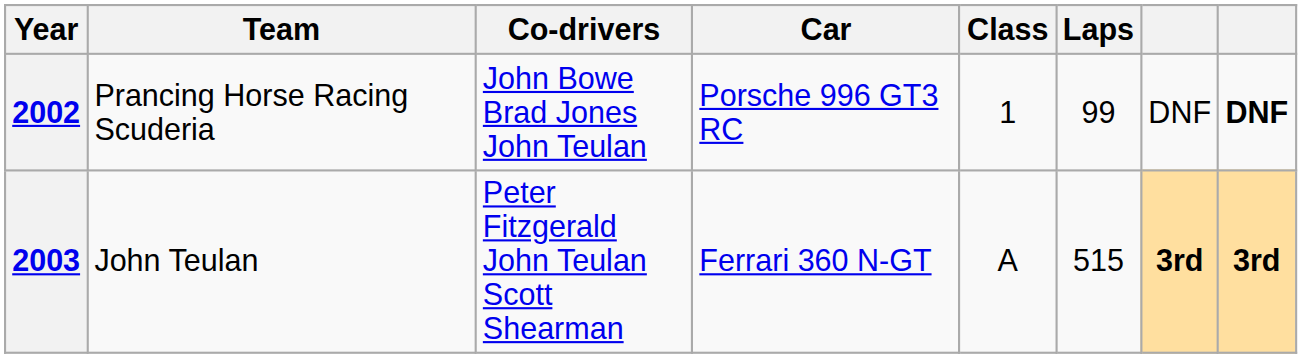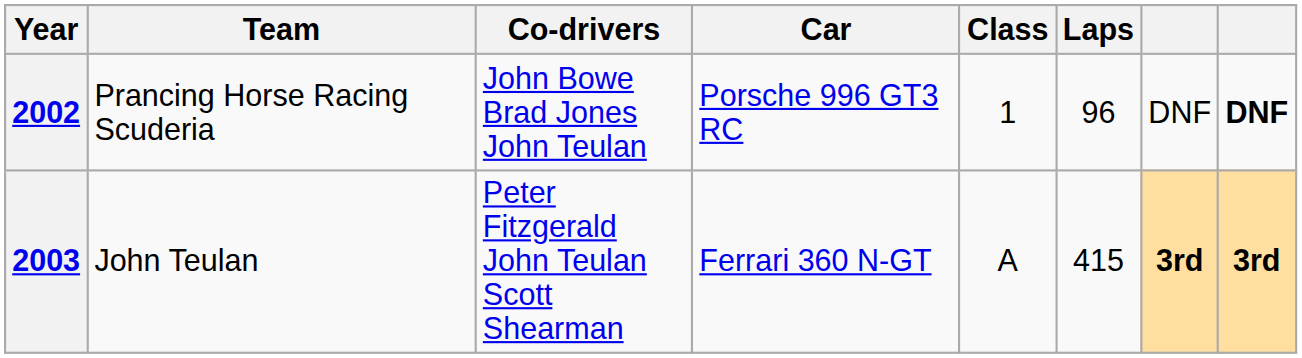(1098, 112) 99 -> (1098, 112) 96
(1098, 262) 515 -> (1098, 262) 415
